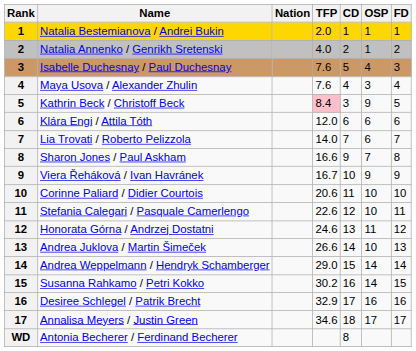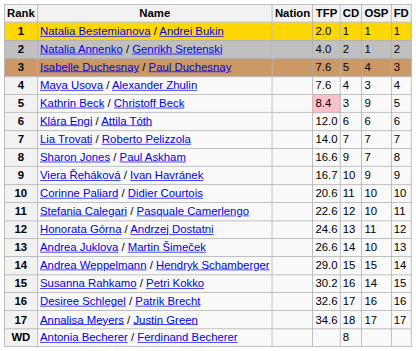(368, 139) 6 -> (368, 139) 7
(371, 265) 14 -> (371, 265) 15
(327, 301) 32.9 -> (327, 301) 32.6
